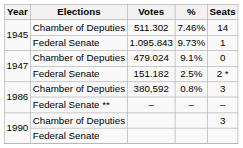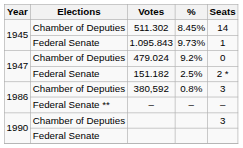(191, 27) 7.46% -> (191, 27) 8.45%
(191, 58) 9.1% -> (191, 58) 9.2%
